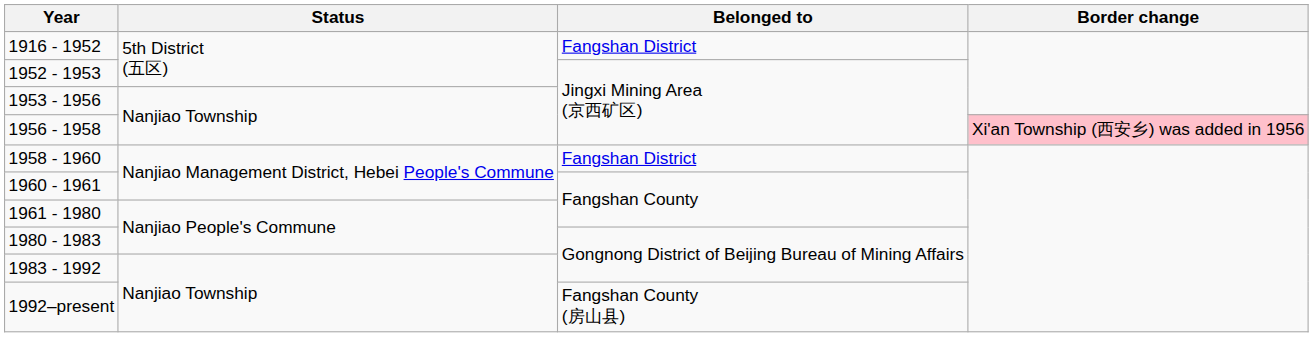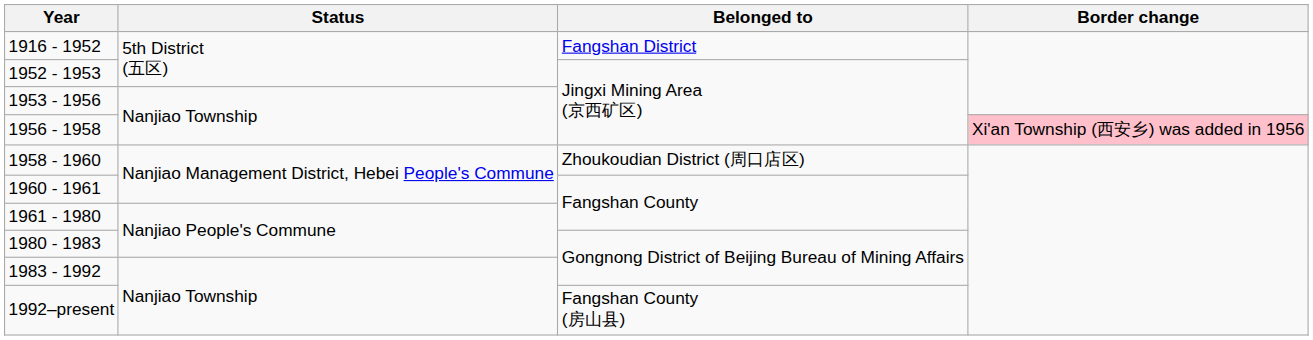(629, 158) Fangshan District -> (683, 159) Zhoukoudian District (周口店区)
